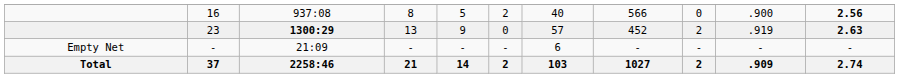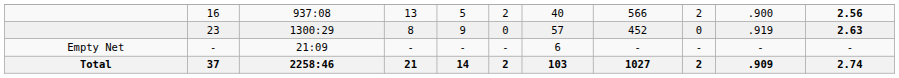(411, 13) 8 -> (411, 13) 13
(699, 13) 0 -> (699, 13) 2
(312, 30) bold -> (312, 30) normal
(411, 30) 13 -> (411, 30) 8
(699, 30) 2 -> (699, 30) 0
